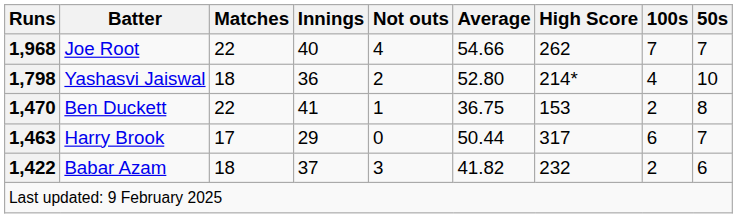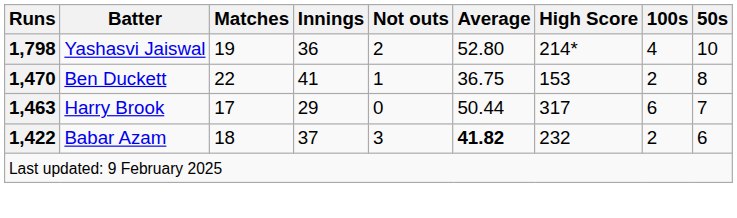- row: (102, 49)
(225, 78) 18 -> (225, 49) 19
(481, 167) normal -> (481, 138) bold
